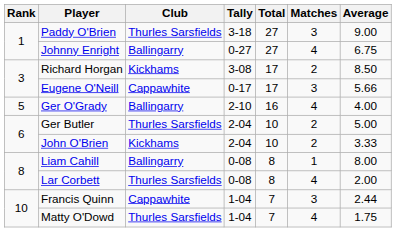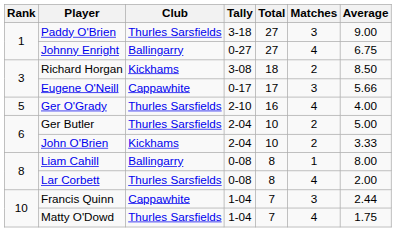(272, 69) 17 -> (272, 69) 18
(156, 106) Ballingarry -> (175, 106) Thurles Sarsfields
